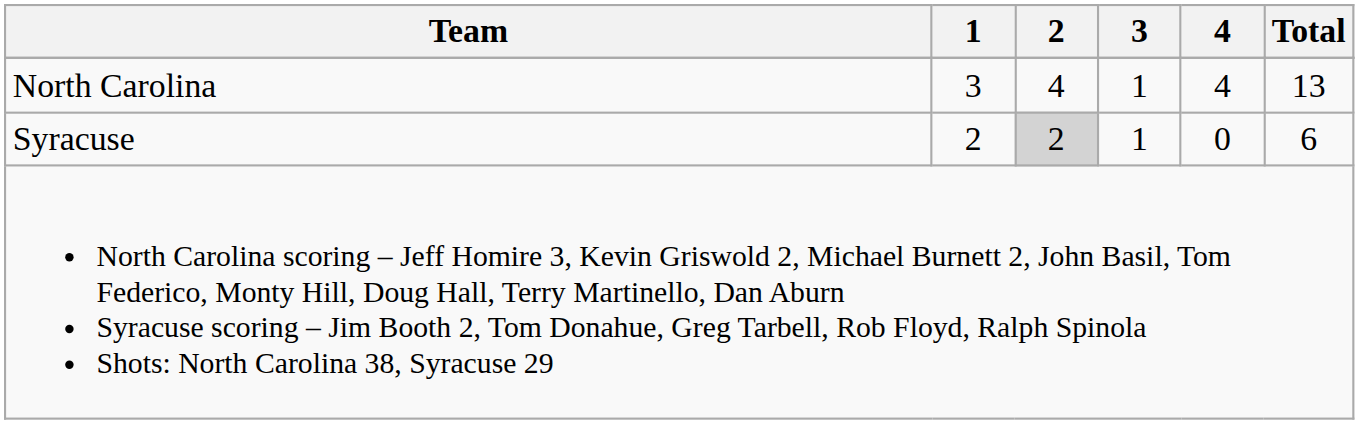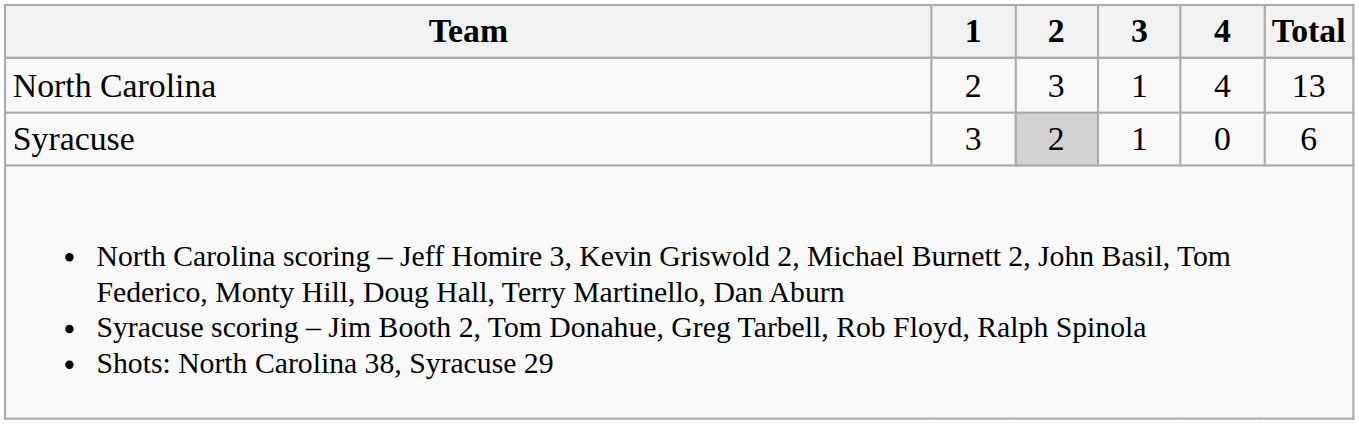(973, 84) 3 -> (973, 84) 2
(1056, 84) 4 -> (1056, 84) 3
(973, 138) 2 -> (973, 138) 3
